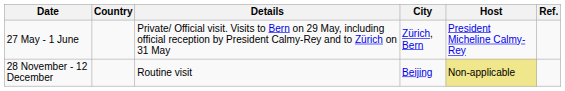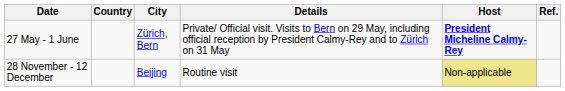columns swapped: (423, 12) <-> (267, 12)
(487, 39) normal -> (486, 39) bold
